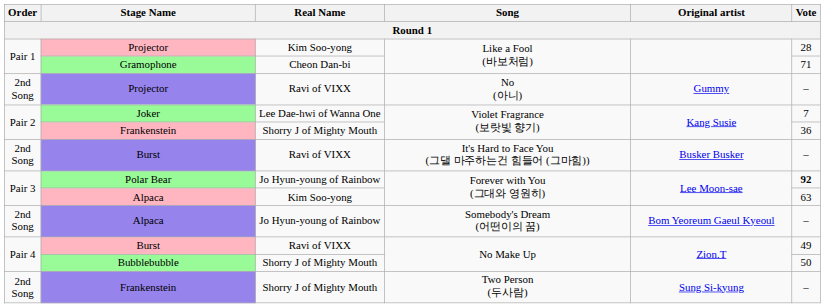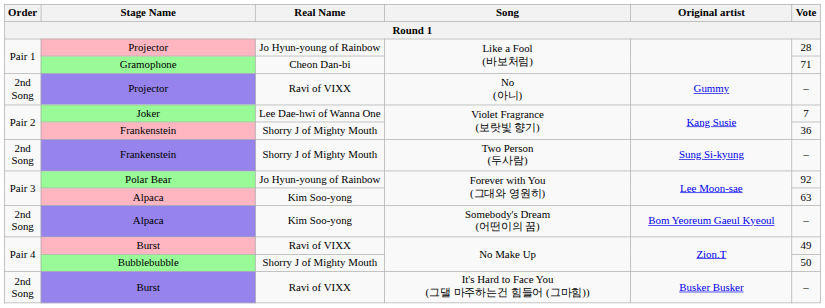(320, 47) Kim Soo-yong -> (320, 47) Jo Hyun-young of Rainbow
rows swapped: (148, 287) <-> (148, 155)
(806, 179) bold -> (806, 179) normal
(320, 221) Jo Hyun-young of Rainbow -> (320, 221) Kim Soo-yong
